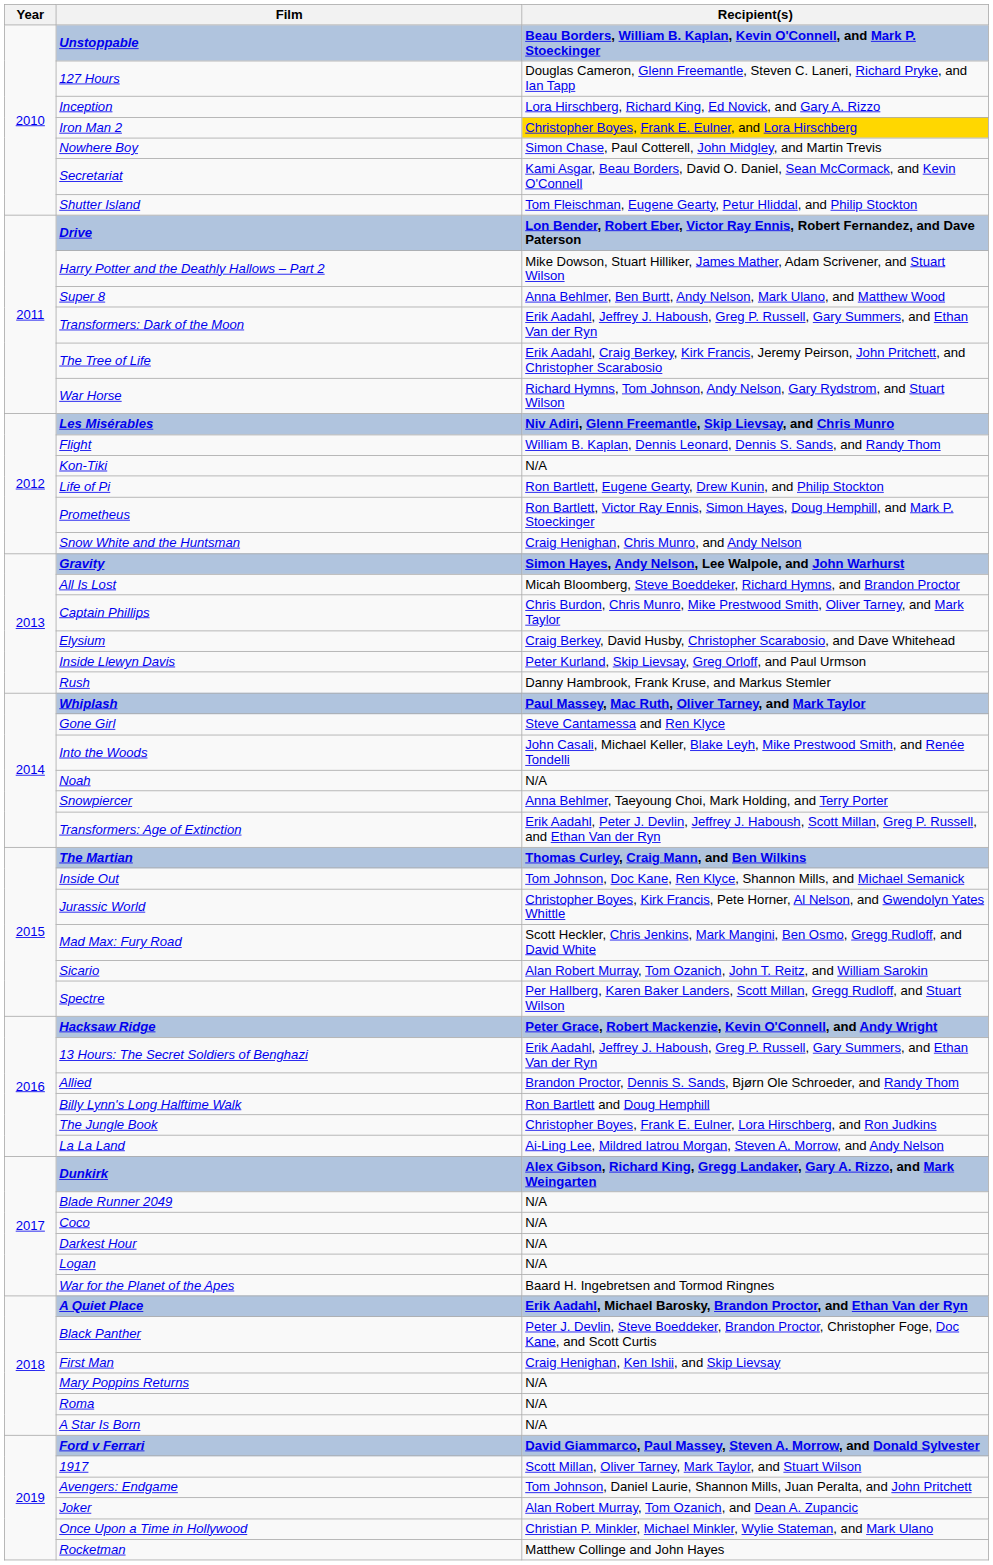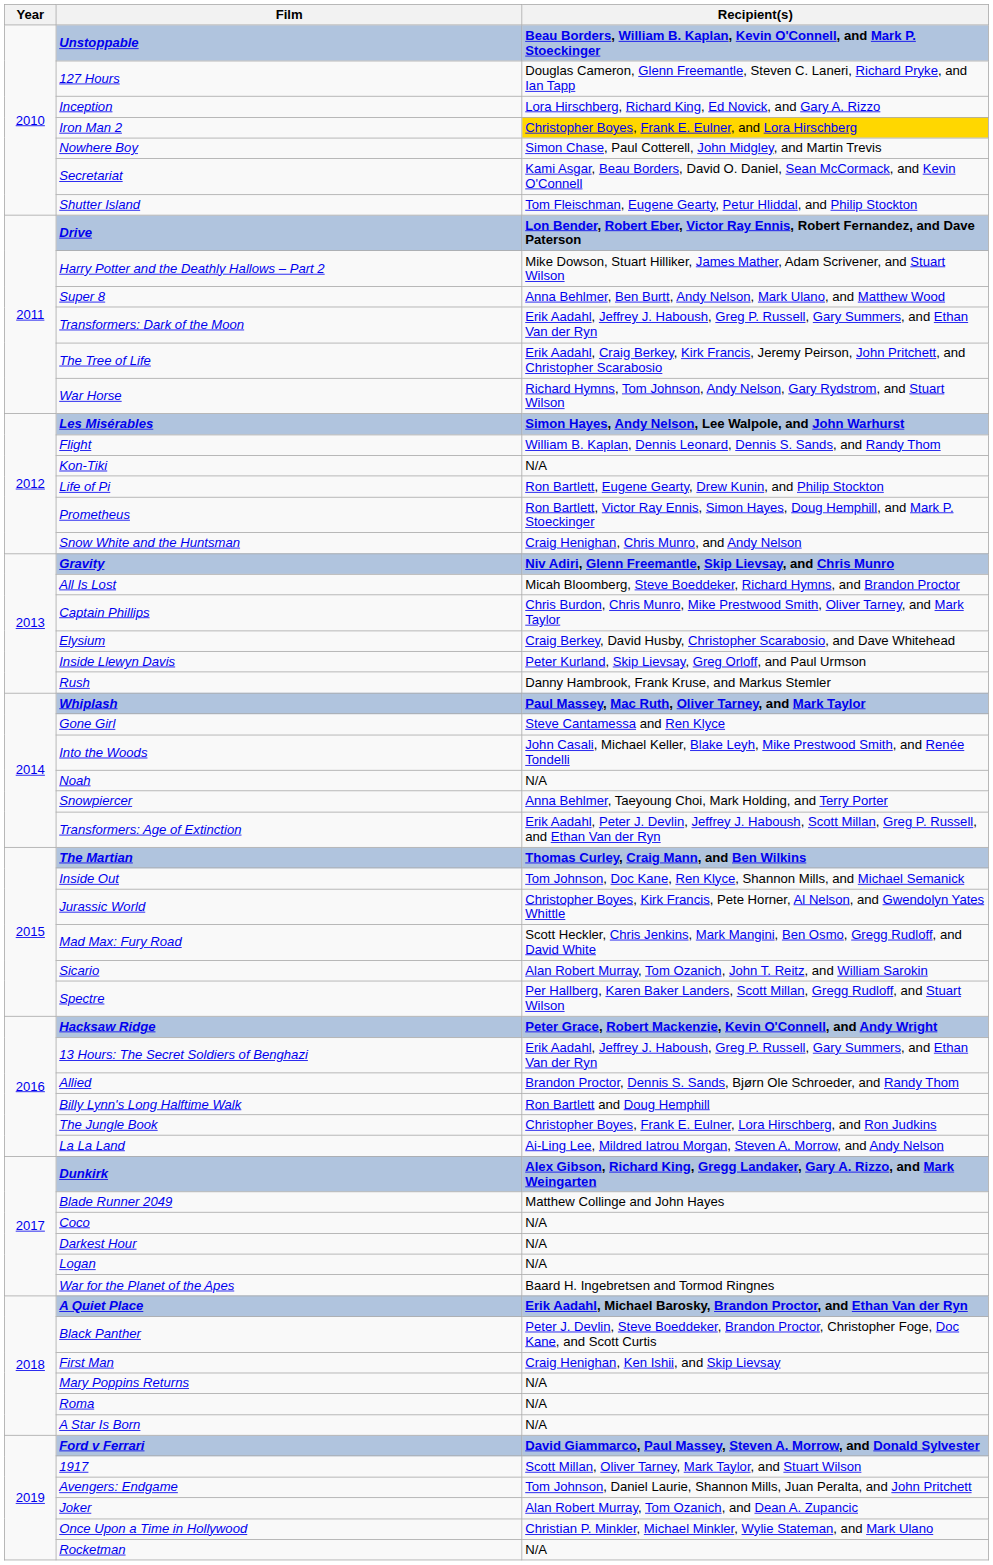(710, 424) Niv Adiri, Glenn Freemantle, Skip Lievsay, and Chris Munro -> (715, 424) Simon Hayes, Andy Nelson, Lee Walpole, and John Warhurst
(715, 563) Simon Hayes, Andy Nelson, Lee Walpole, and John Warhurst -> (710, 563) Niv Adiri, Glenn Freemantle, Skip Lievsay, and Chris Munro
(536, 1202) N/A -> (625, 1202) Matthew Collinge and John Hayes
(625, 1549) Matthew Collinge and John Hayes -> (536, 1549) N/A
